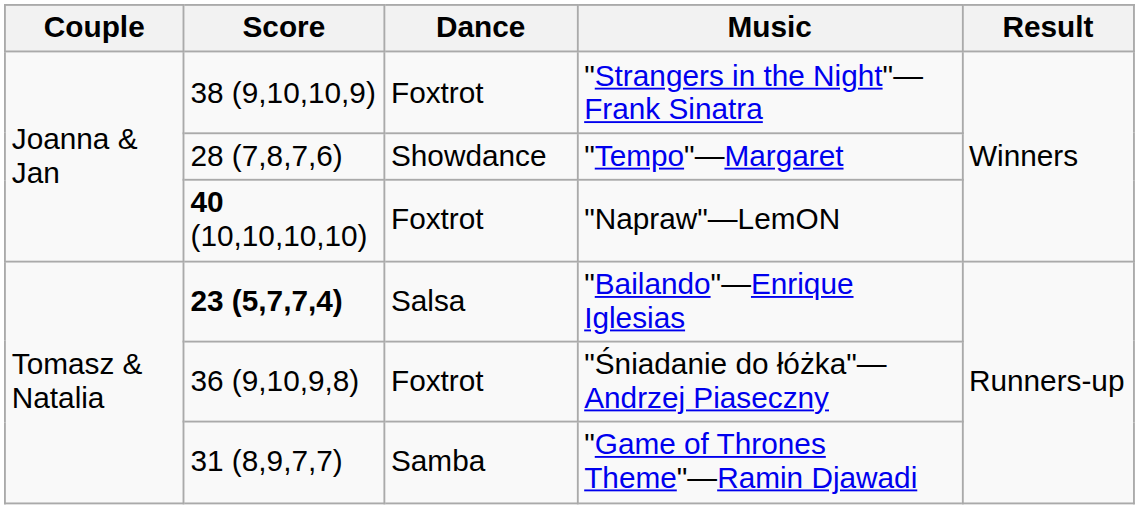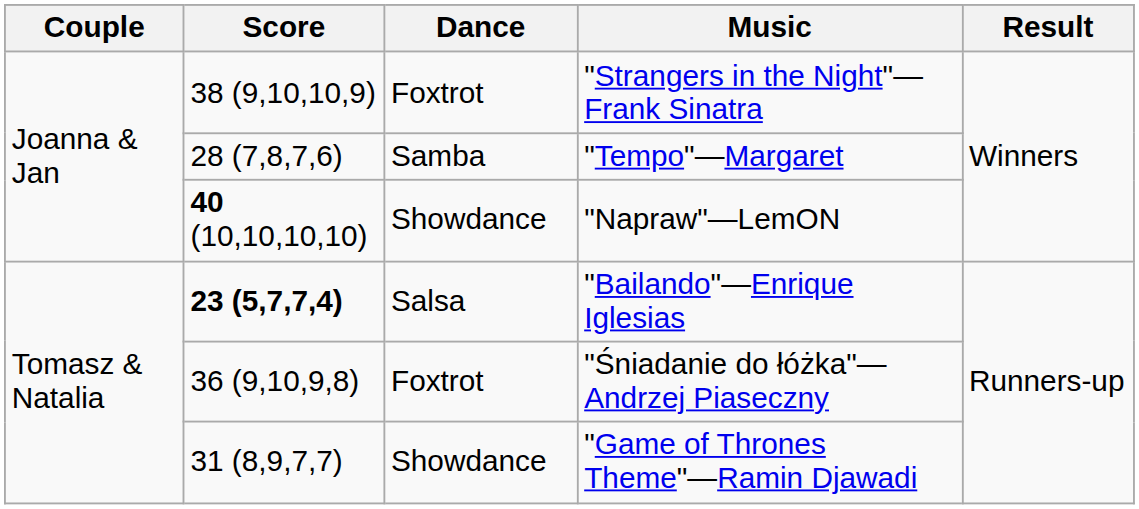(469, 155) Showdance -> (438, 155) Samba
(437, 219) Foxtrot -> (469, 219) Showdance
(438, 461) Samba -> (469, 461) Showdance
